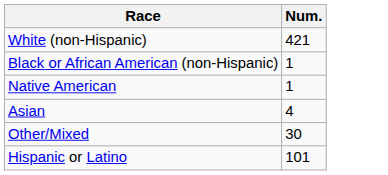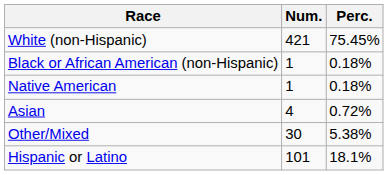+ column: (354, 16)
